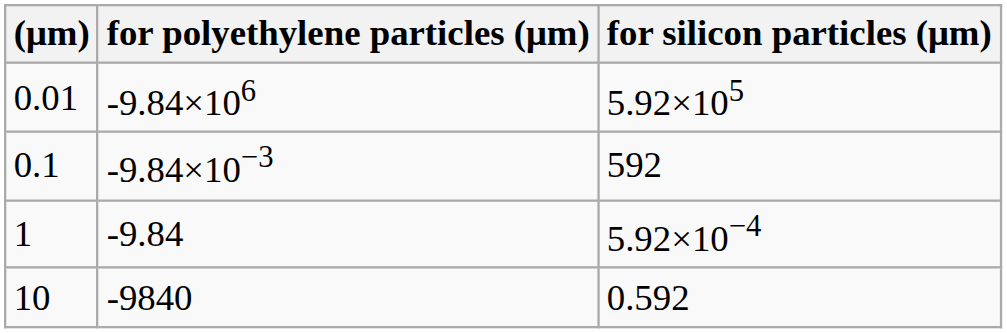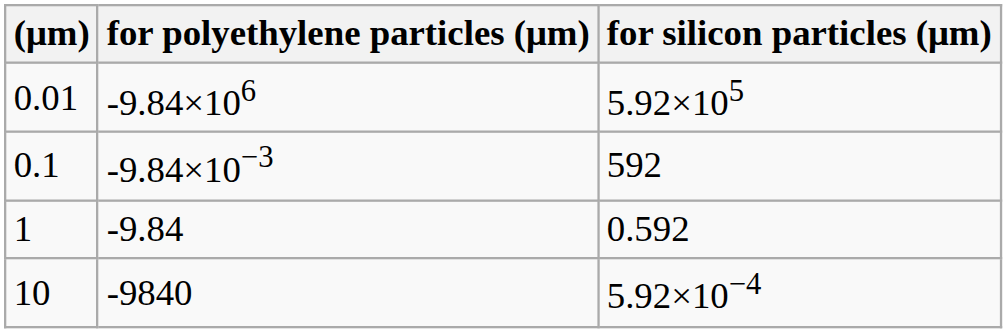(684, 233) 5.92×10−4 -> (648, 228) 0.592
(648, 296) 0.592 -> (684, 292) 5.92×10−4
